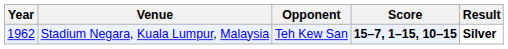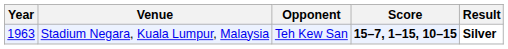(21, 34) 1962 -> (21, 34) 1963
